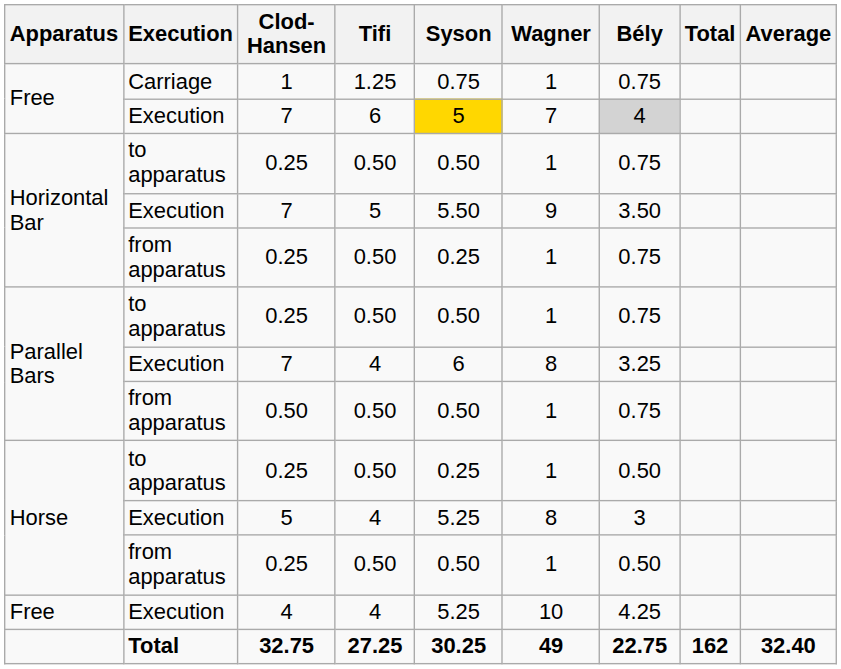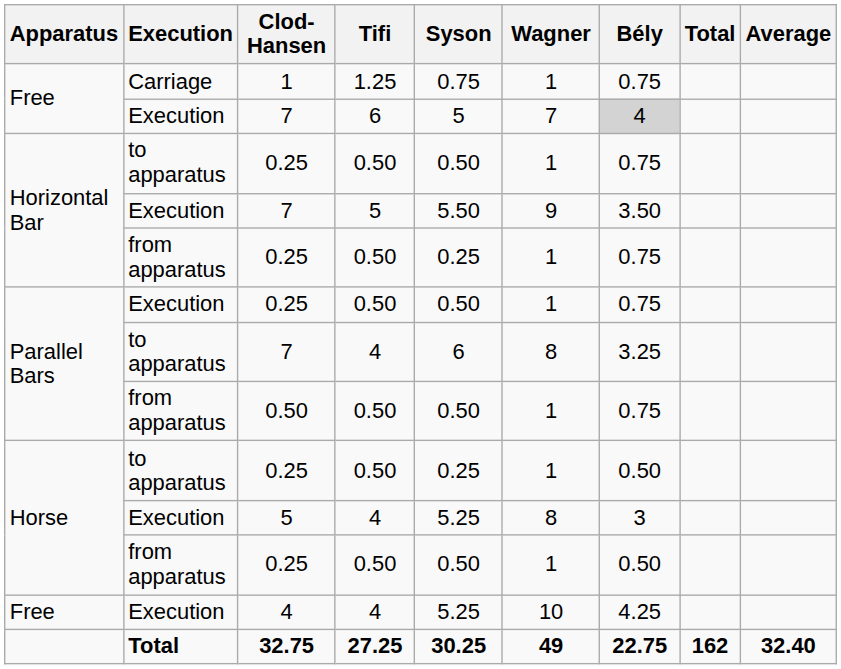(459, 116) gold background -> (459, 116) no background
(177, 316) to apparatus -> (176, 304) Execution
(176, 363) Execution -> (177, 351) to apparatus
